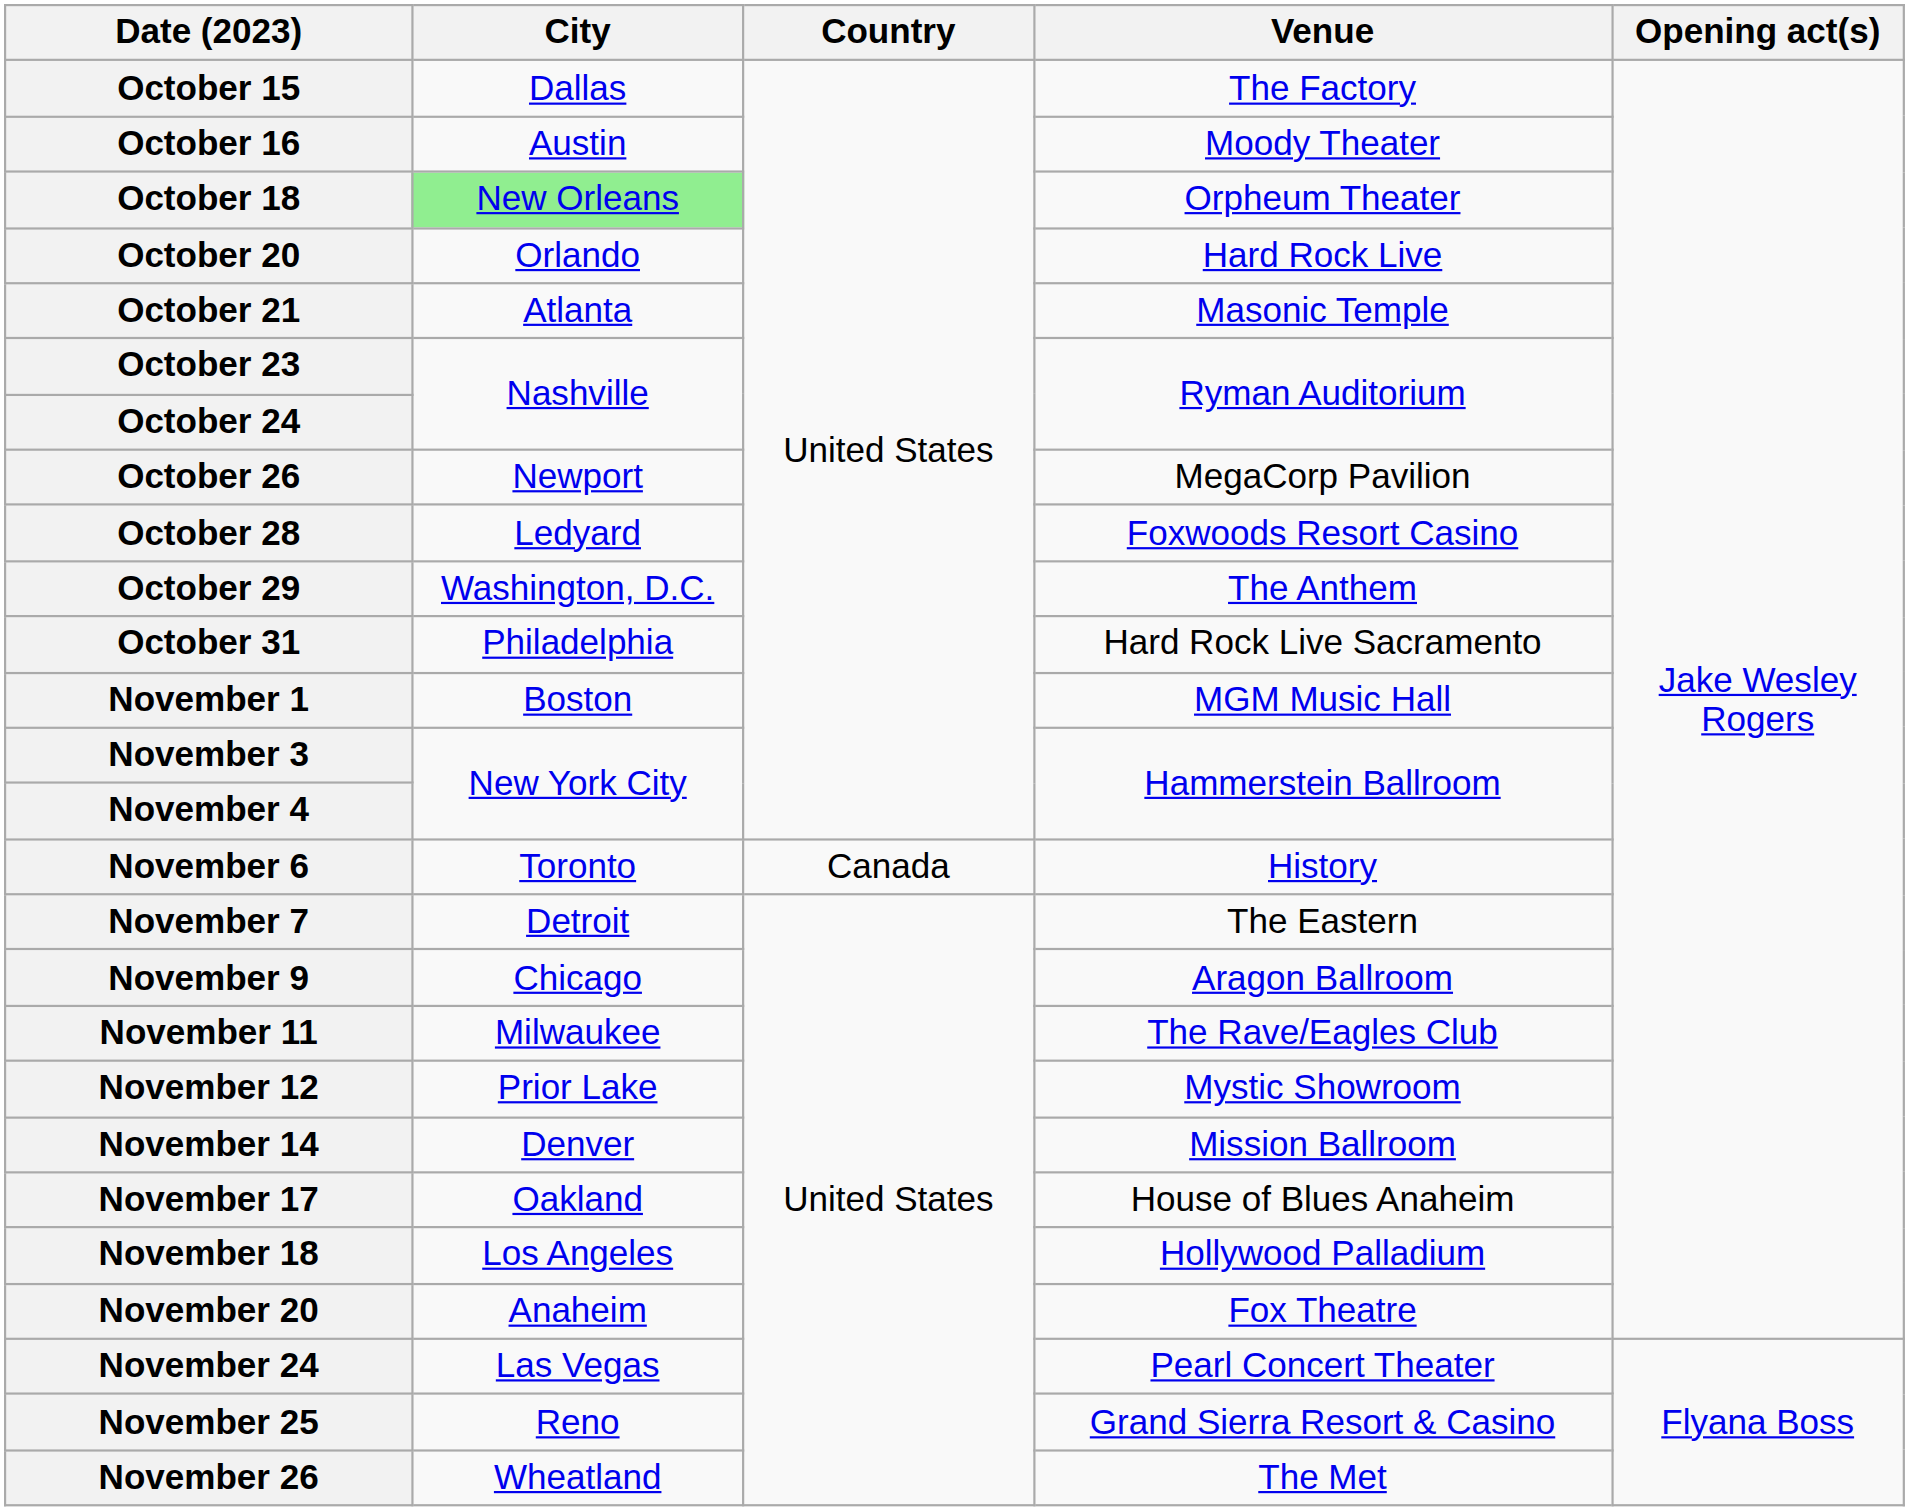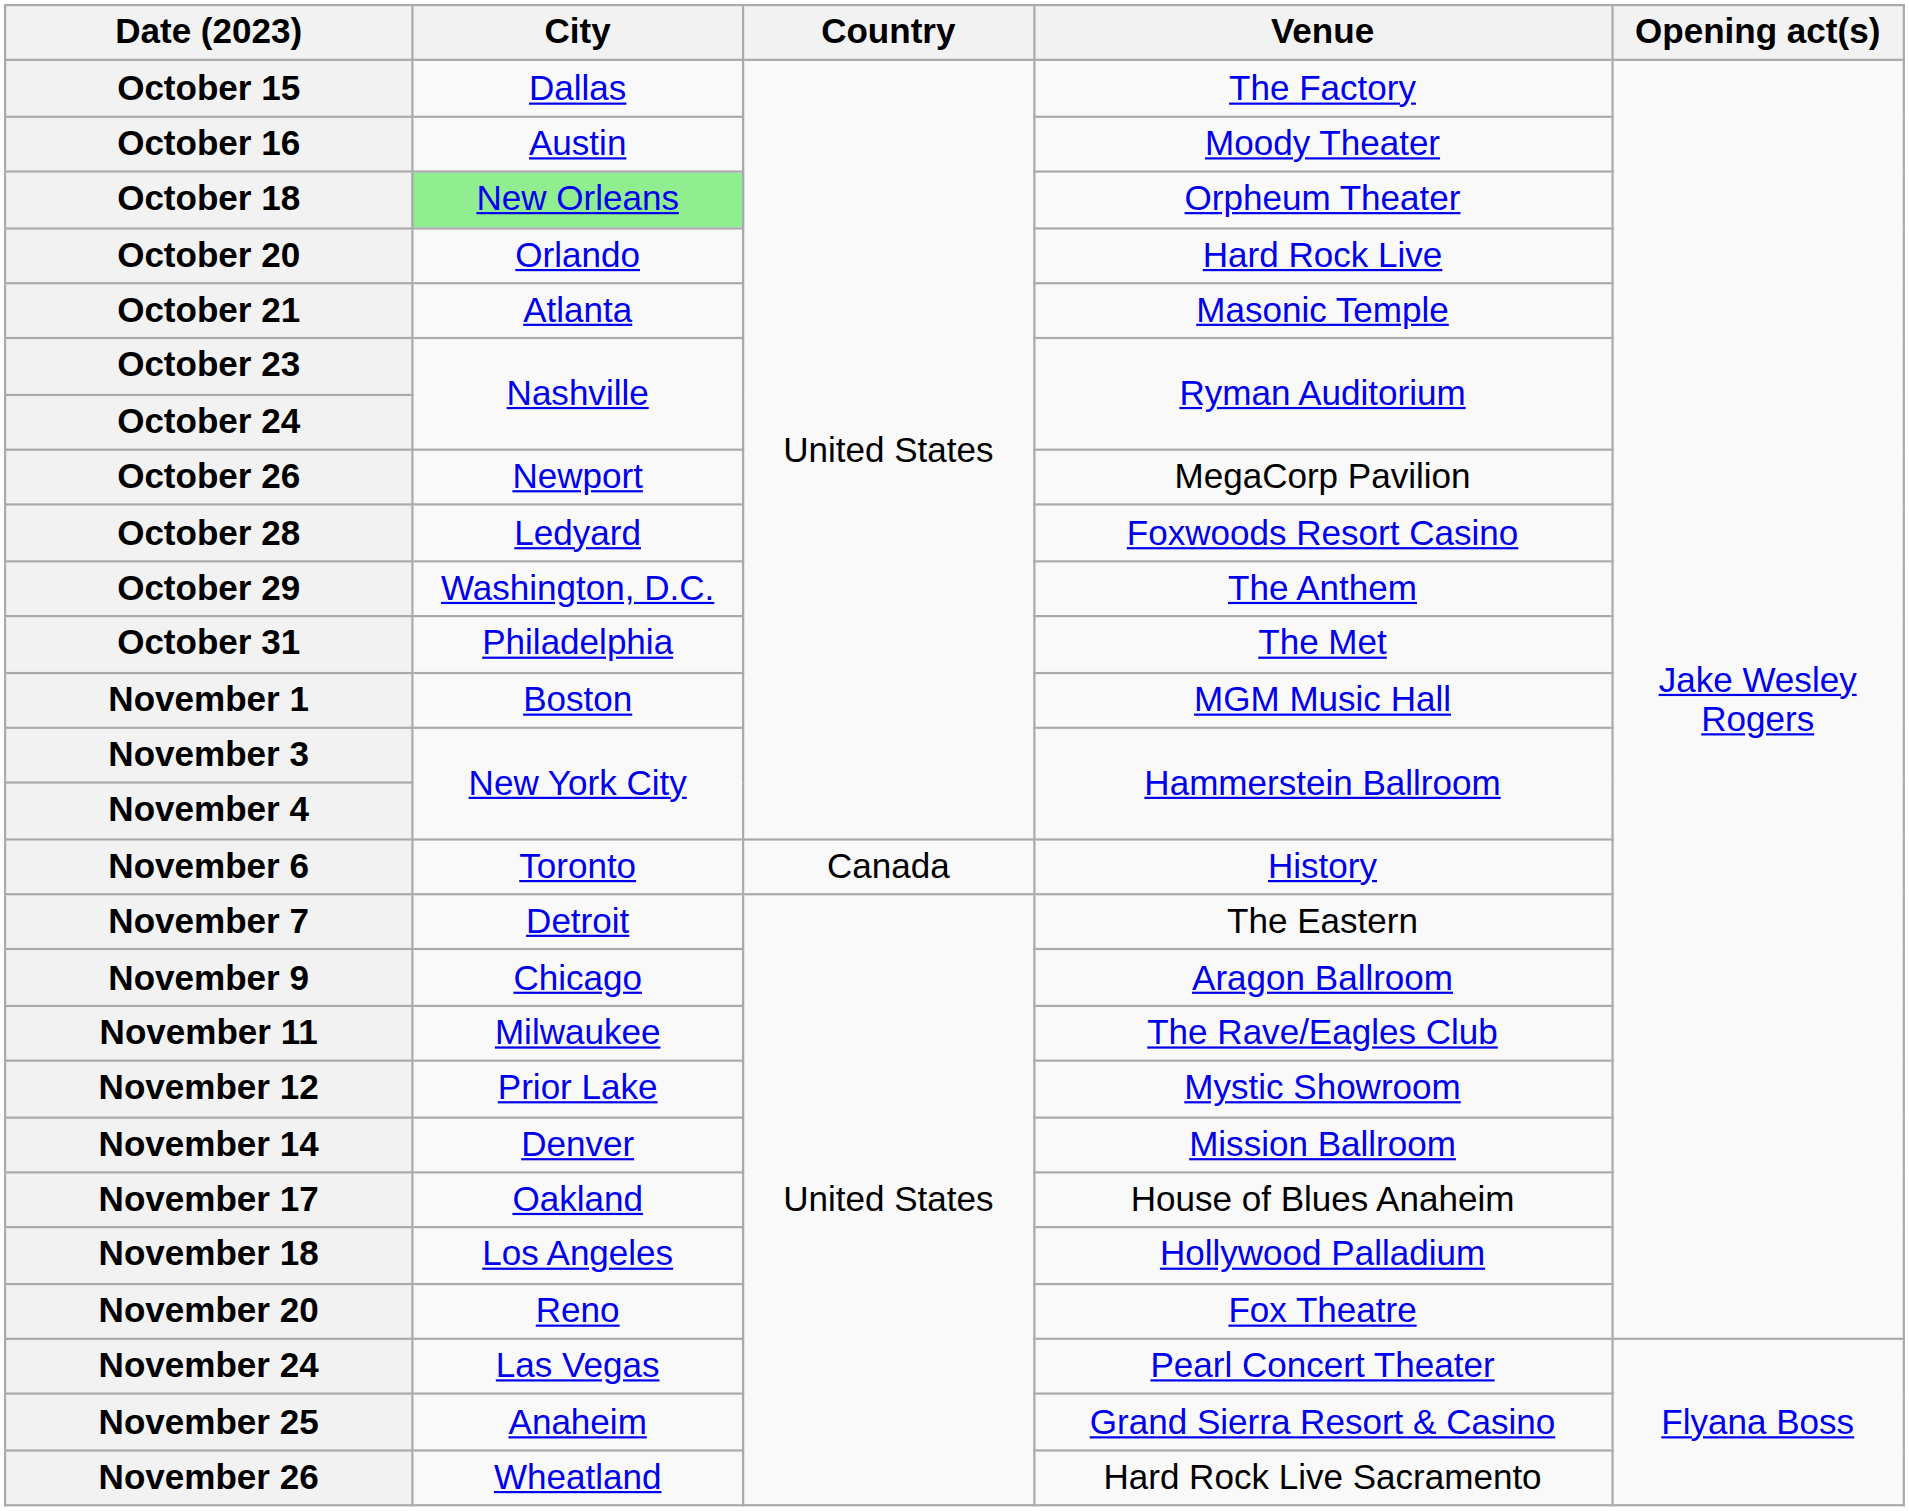(1323, 643) Hard Rock Live Sacramento -> (1323, 643) The Met
(578, 1310) Anaheim -> (578, 1310) Reno
(578, 1421) Reno -> (578, 1421) Anaheim
(1323, 1477) The Met -> (1323, 1477) Hard Rock Live Sacramento
